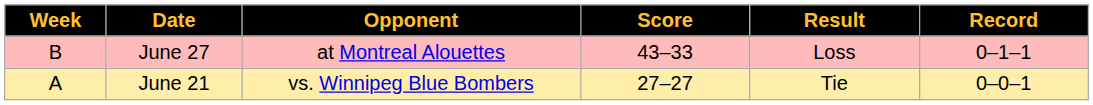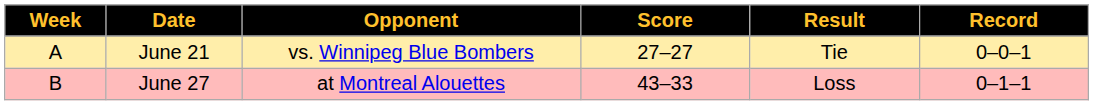rows swapped: (174, 83) <-> (174, 52)
